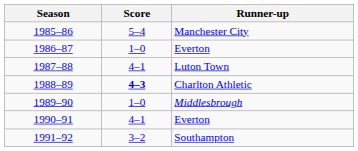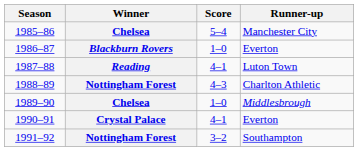+ column: (131, 13)
(137, 84) bold -> (218, 84) normal
